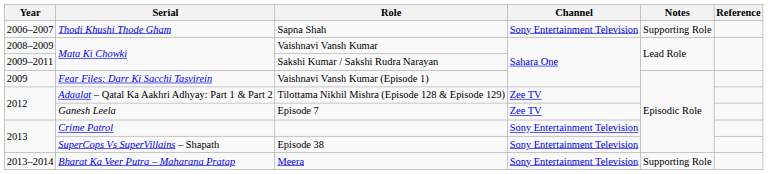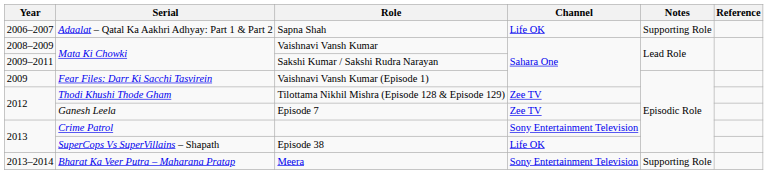(115, 29) Thodi Khushi Thode Gham -> (165, 29) Adaalat – Qatal Ka Aakhri Adhyay: Part 1 & Part 2
(574, 29) Sony Entertainment Television -> (527, 29) Life OK
(165, 95) Adaalat – Qatal Ka Aakhri Adhyay: Part 1 & Part 2 -> (115, 95) Thodi Khushi Thode Gham
(574, 144) Sony Entertainment Television -> (527, 144) Life OK
